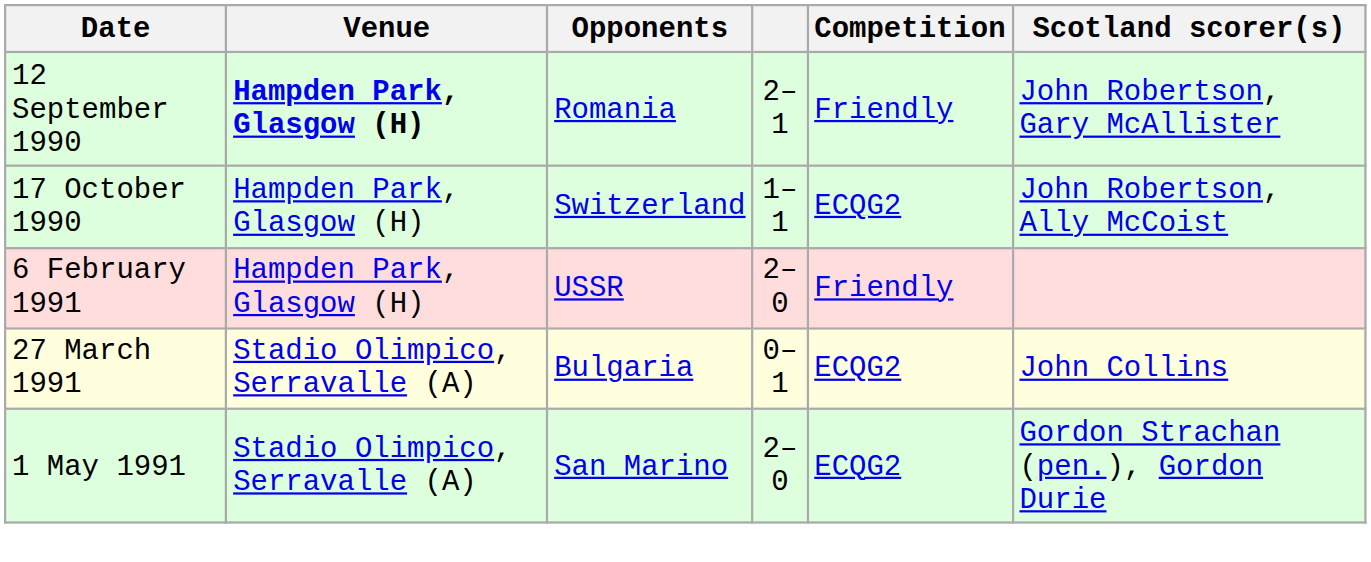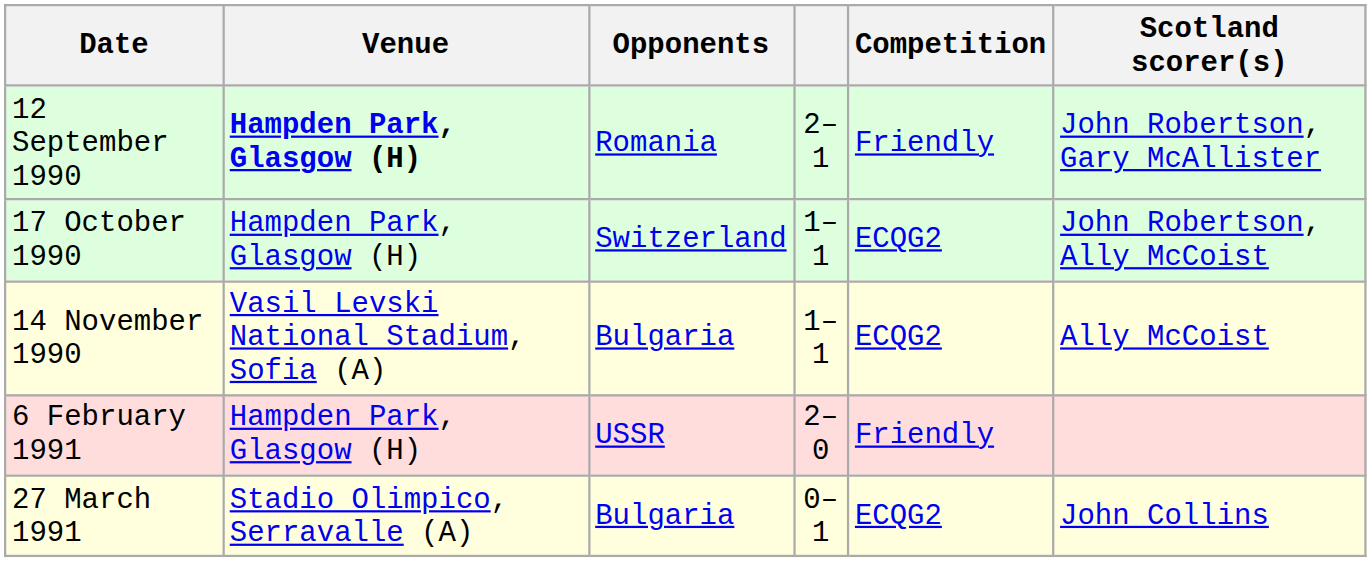+ row: (108, 338)
- row: (99, 466)
